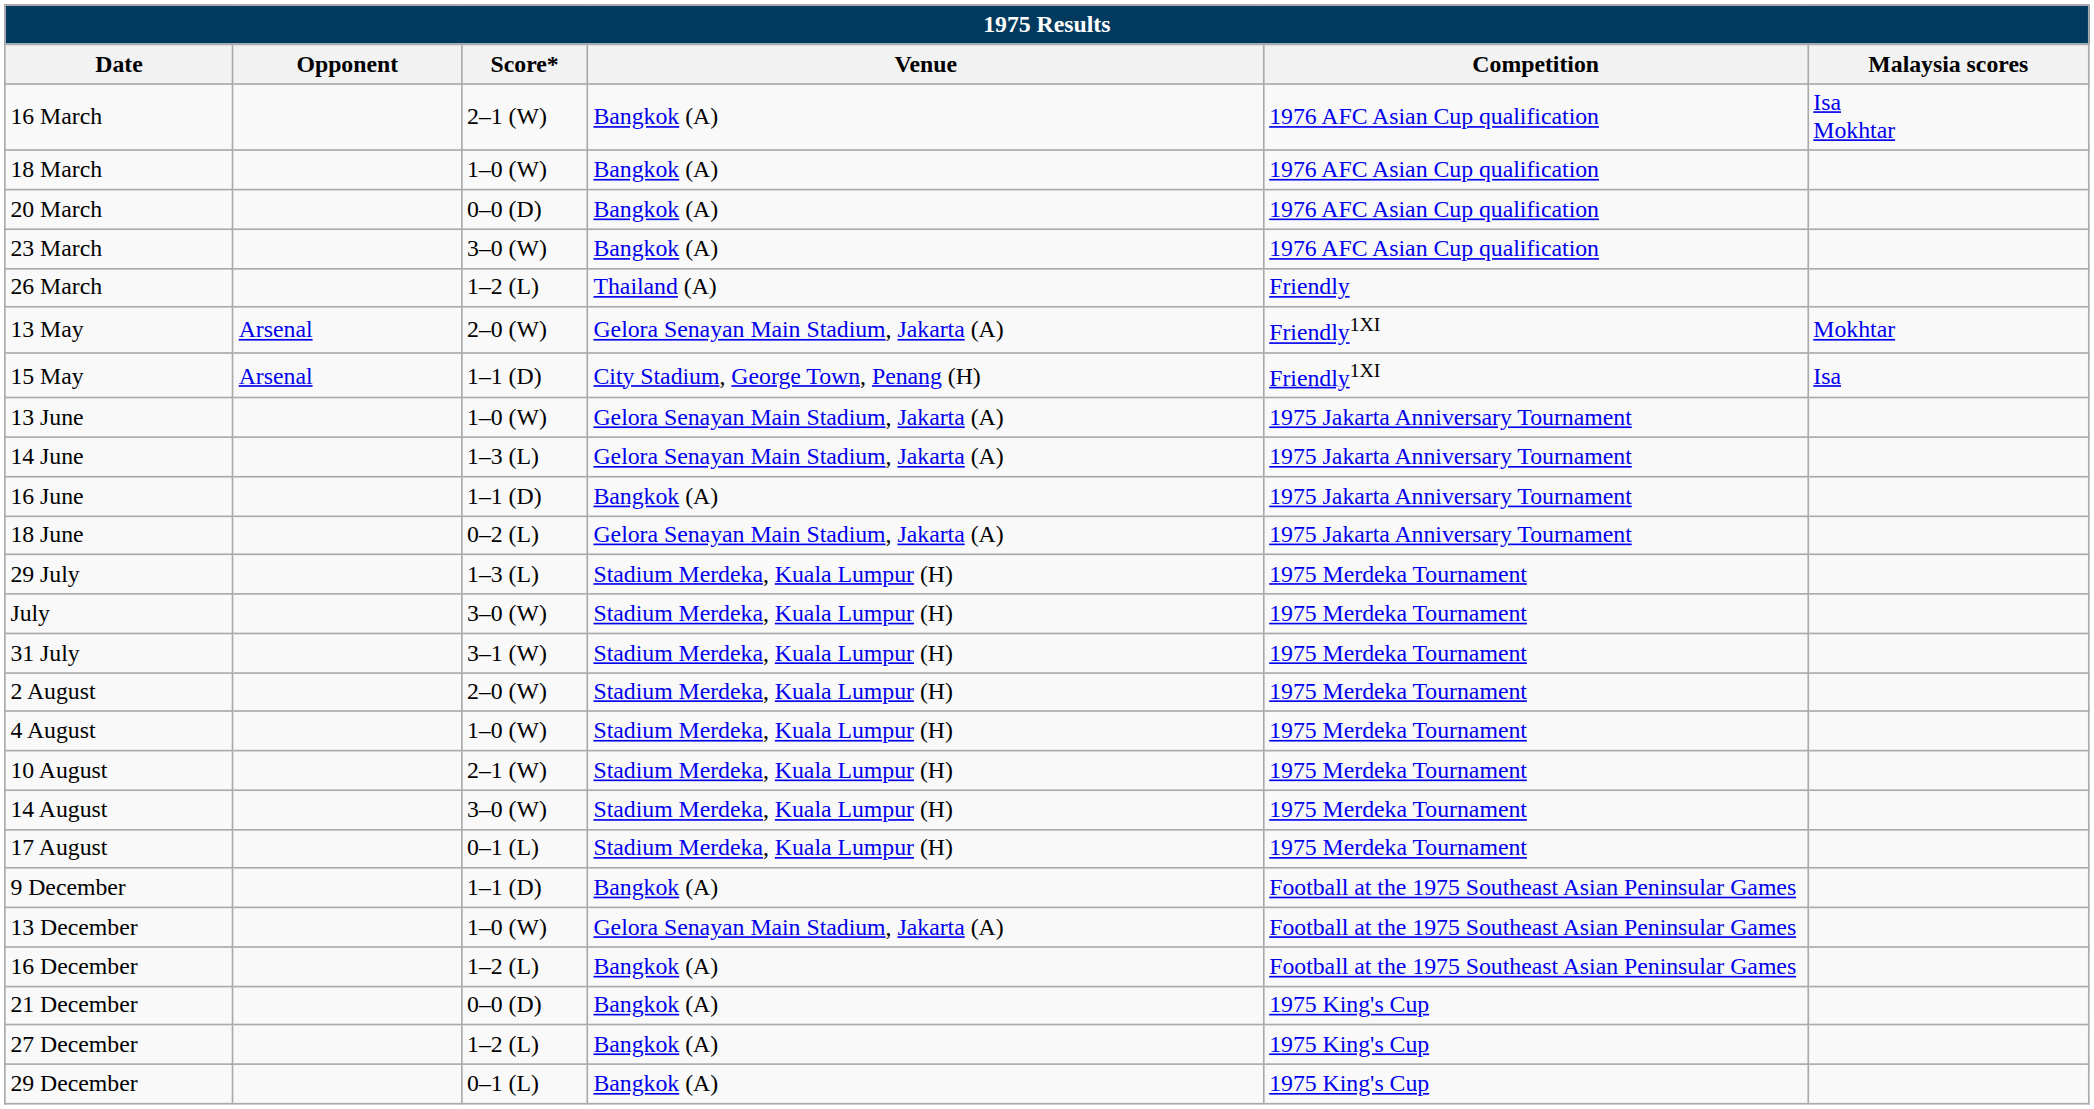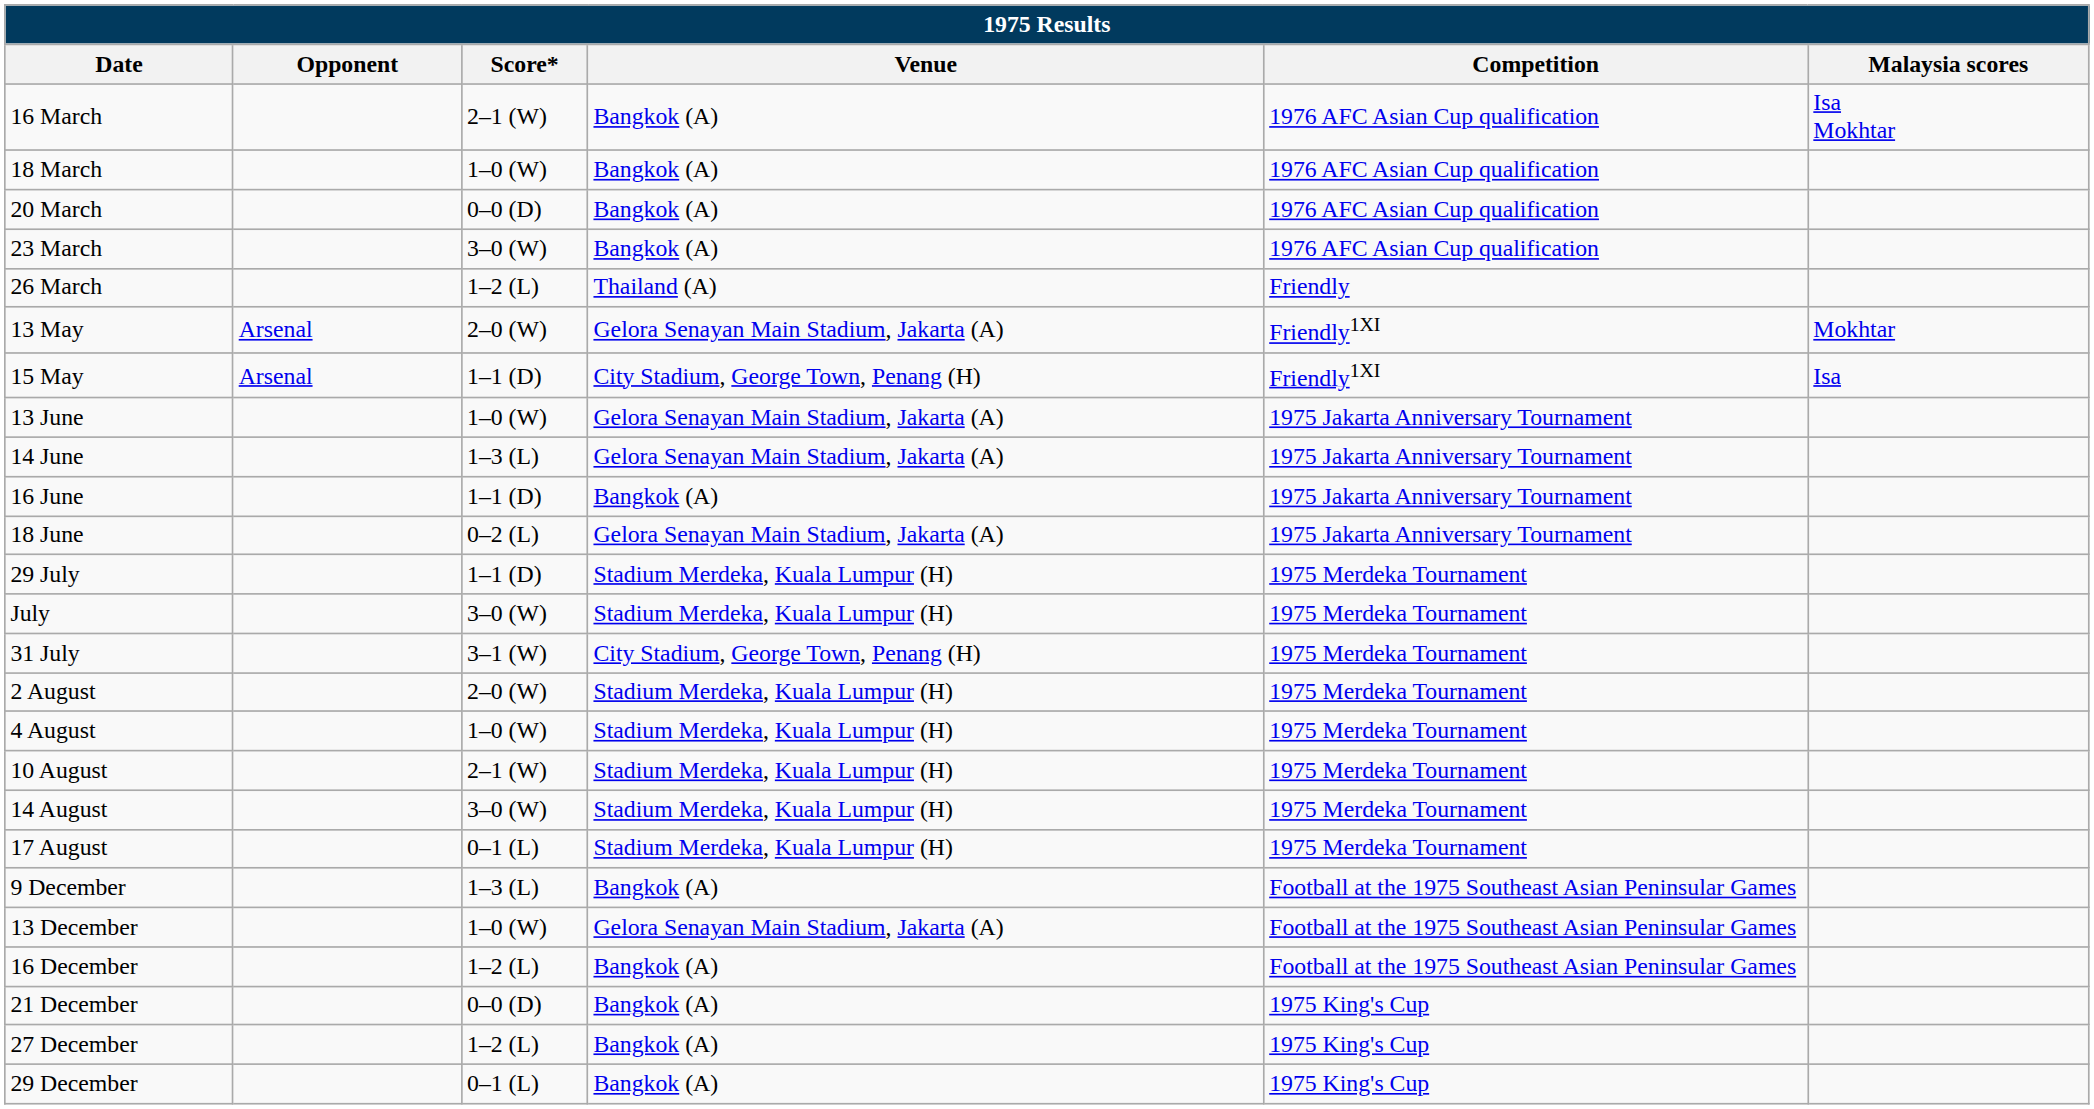(503, 574) 1–3 (L) -> (504, 574) 1–1 (D)
(773, 652) Stadium Merdeka, Kuala Lumpur (H) -> (787, 652) City Stadium, George Town, Penang (H)
(504, 888) 1–1 (D) -> (503, 888) 1–3 (L)
